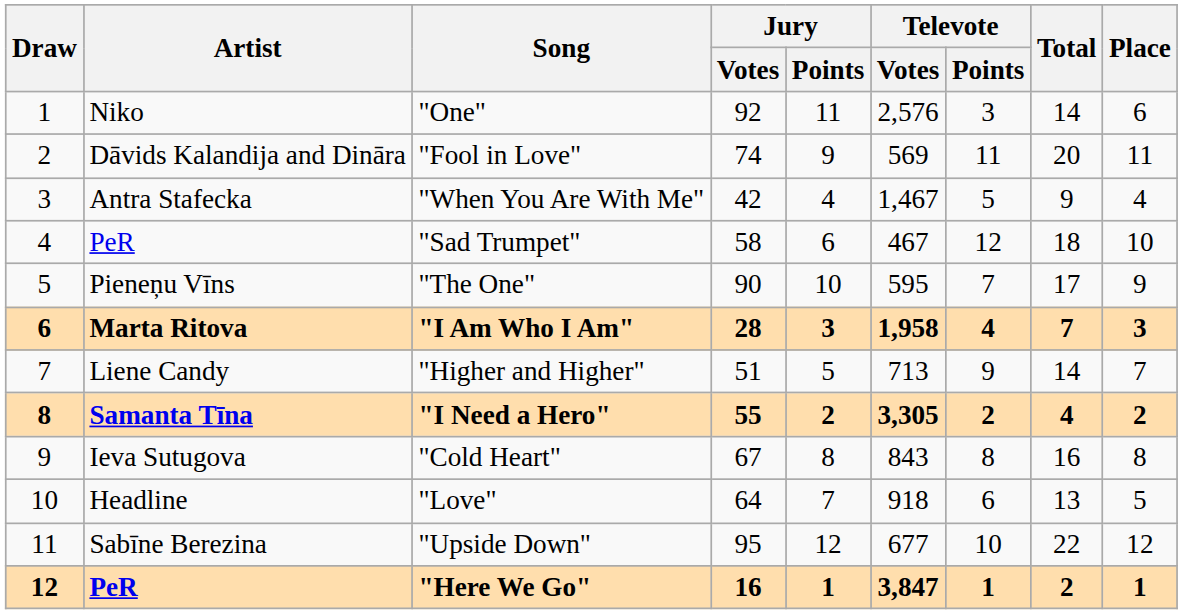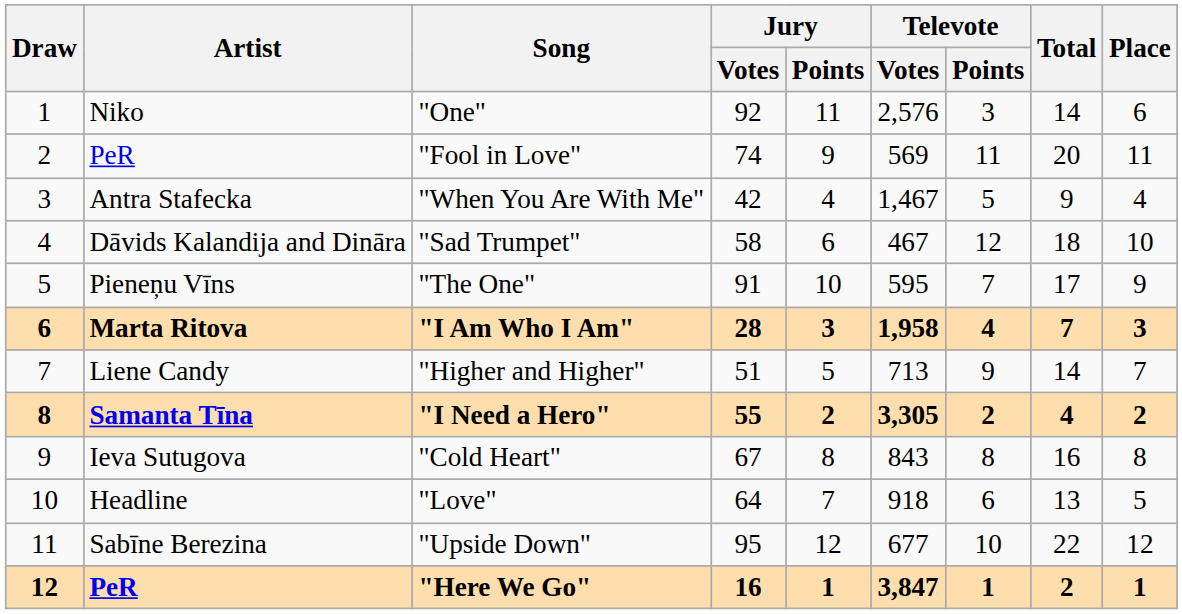(248, 155) Dāvids Kalandija and Dināra -> (112, 155) PeR
(112, 241) PeR -> (248, 241) Dāvids Kalandija and Dināra
(748, 284) 90 -> (748, 284) 91
